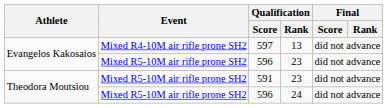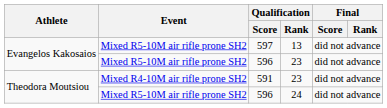(174, 45) Mixed R4-10M air rifle prone SH2 -> (174, 45) Mixed R5-10M air rifle prone SH2
(174, 78) Mixed R5-10M air rifle prone SH2 -> (174, 78) Mixed R4-10M air rifle prone SH2
